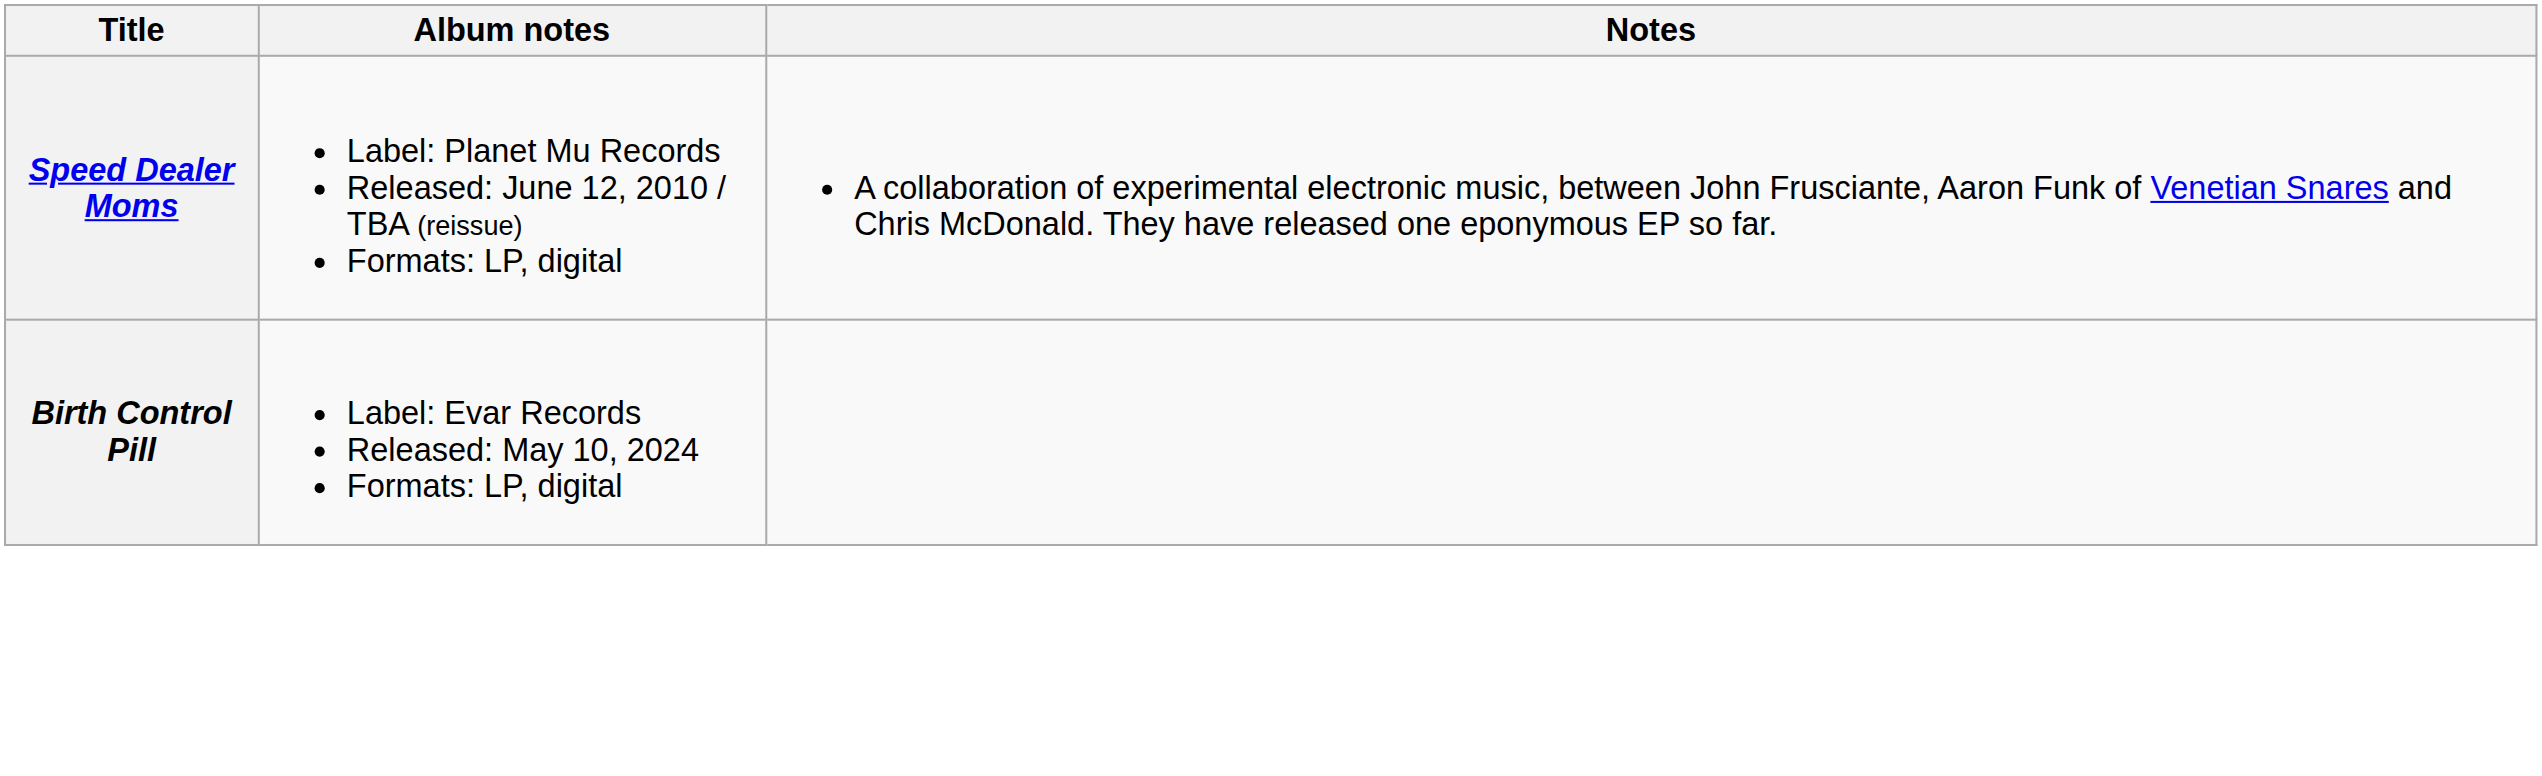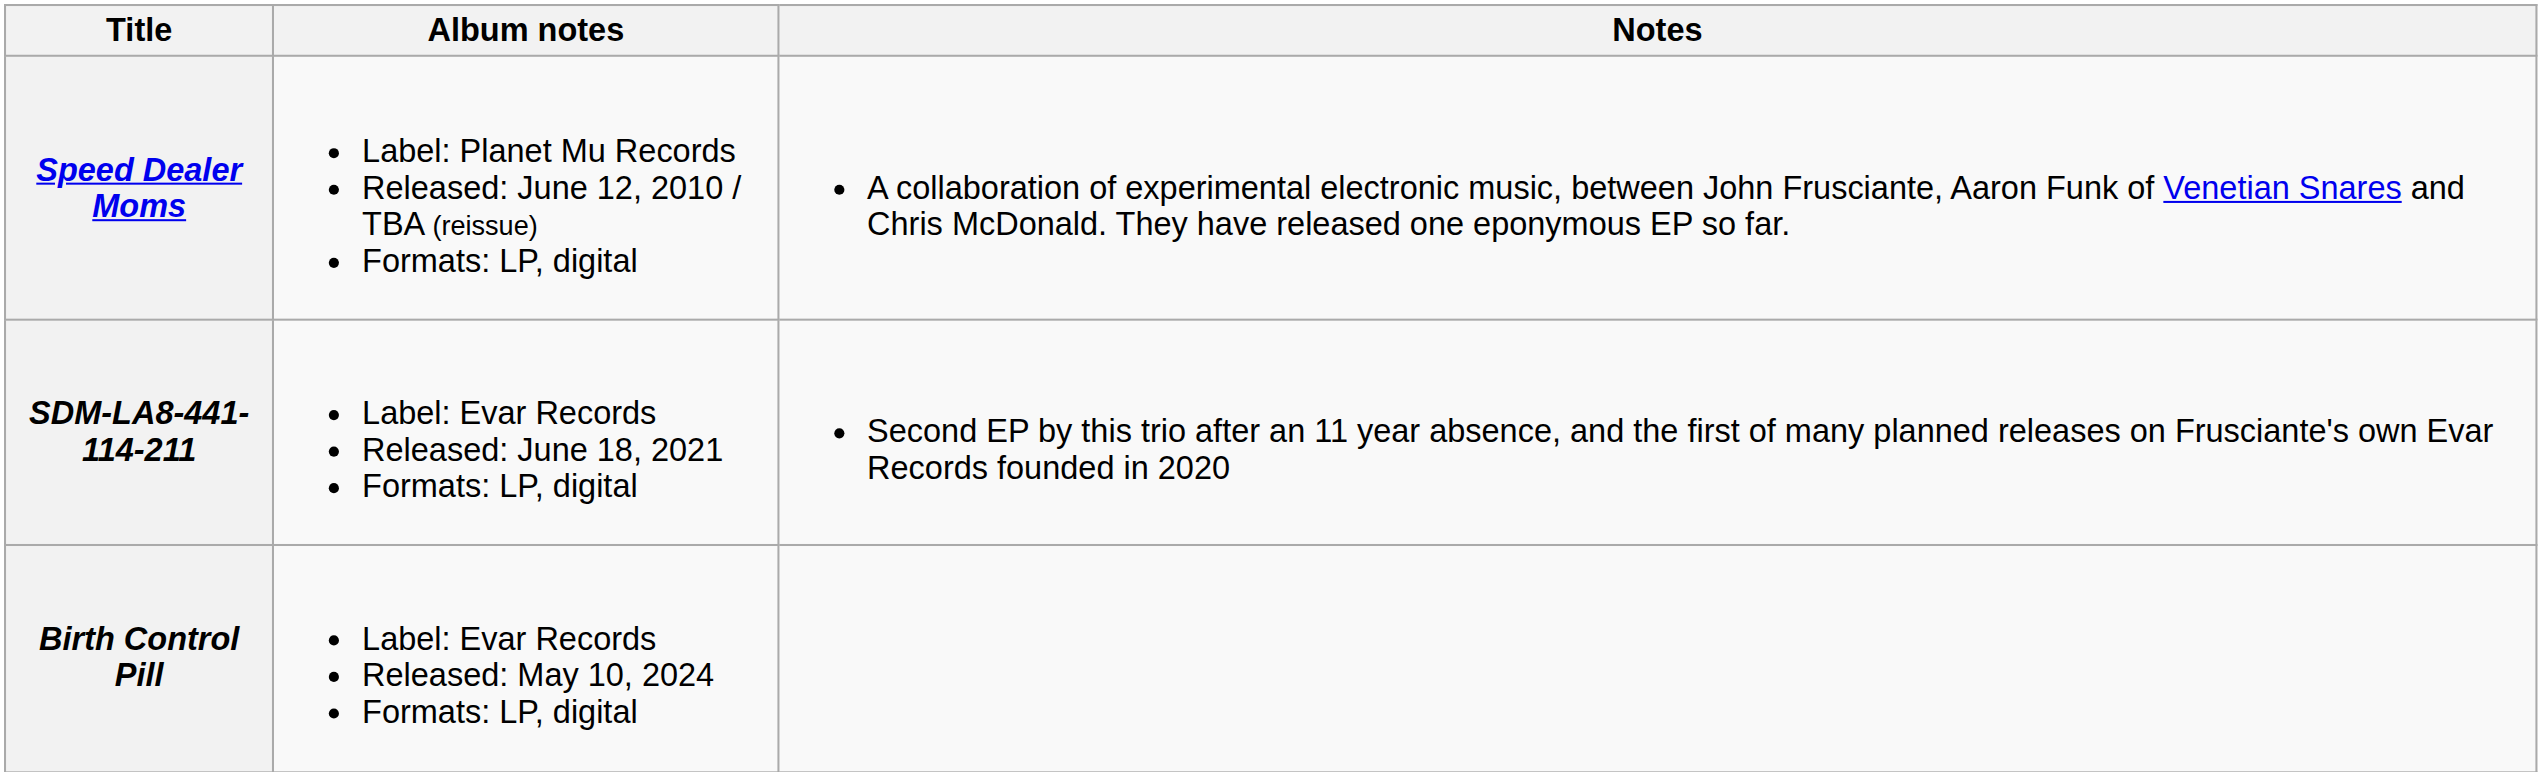+ row: (139, 431)
